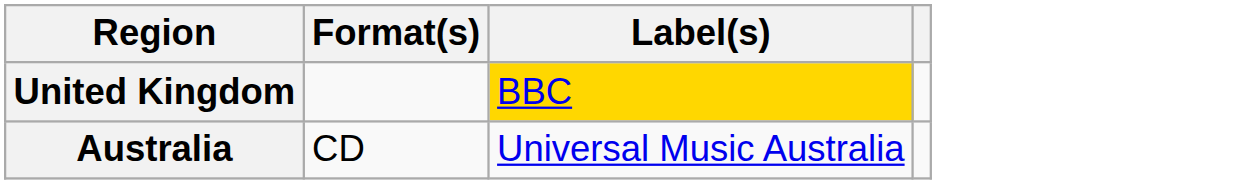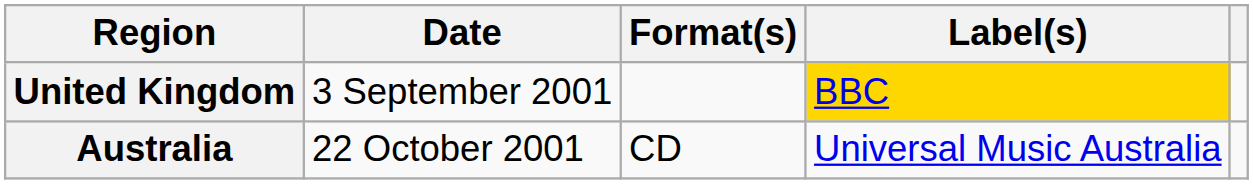+ column: (462, 33)
